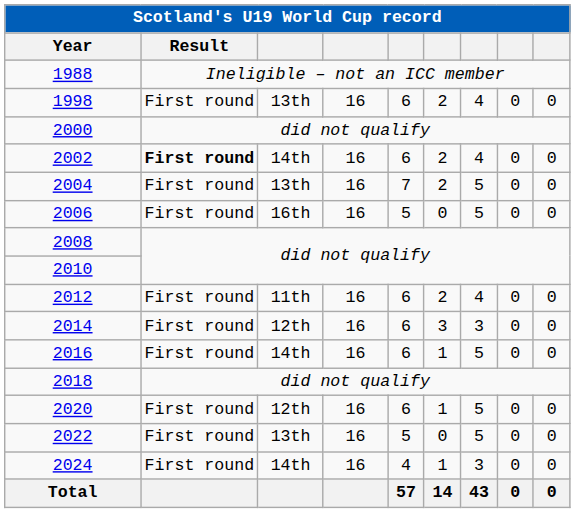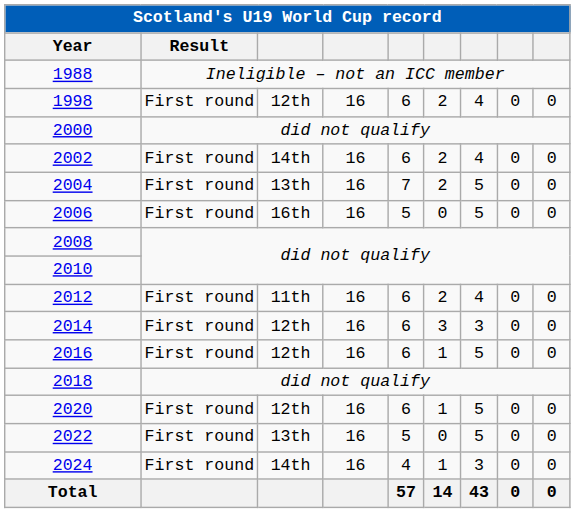(291, 102) 13th -> (291, 102) 12th
(199, 158) bold -> (199, 158) normal
(291, 353) 14th -> (291, 353) 12th
